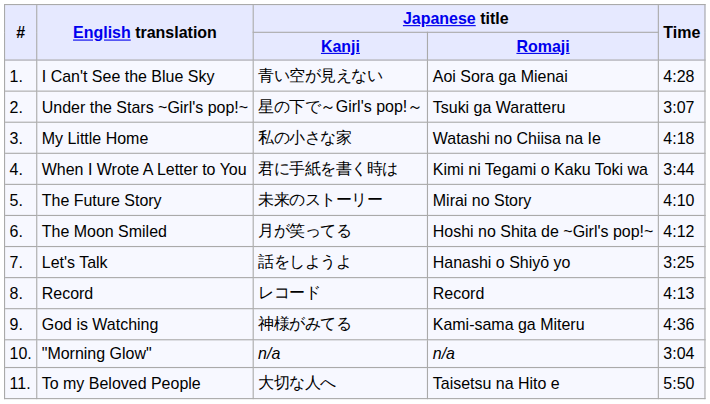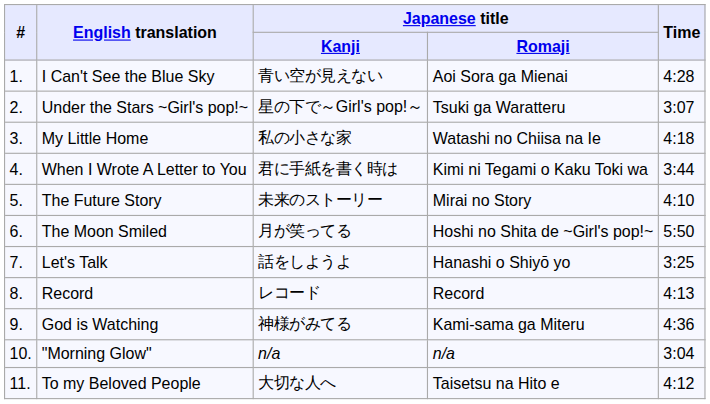(679, 231) 4:12 -> (679, 231) 5:50
(679, 383) 5:50 -> (679, 383) 4:12
